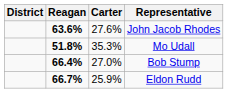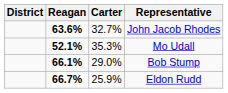(107, 29) 27.6% -> (107, 29) 32.7%
(67, 46) 51.8% -> (67, 46) 52.1%
(67, 63) 66.4% -> (67, 63) 66.1%
(107, 63) 27.0% -> (107, 63) 29.0%
